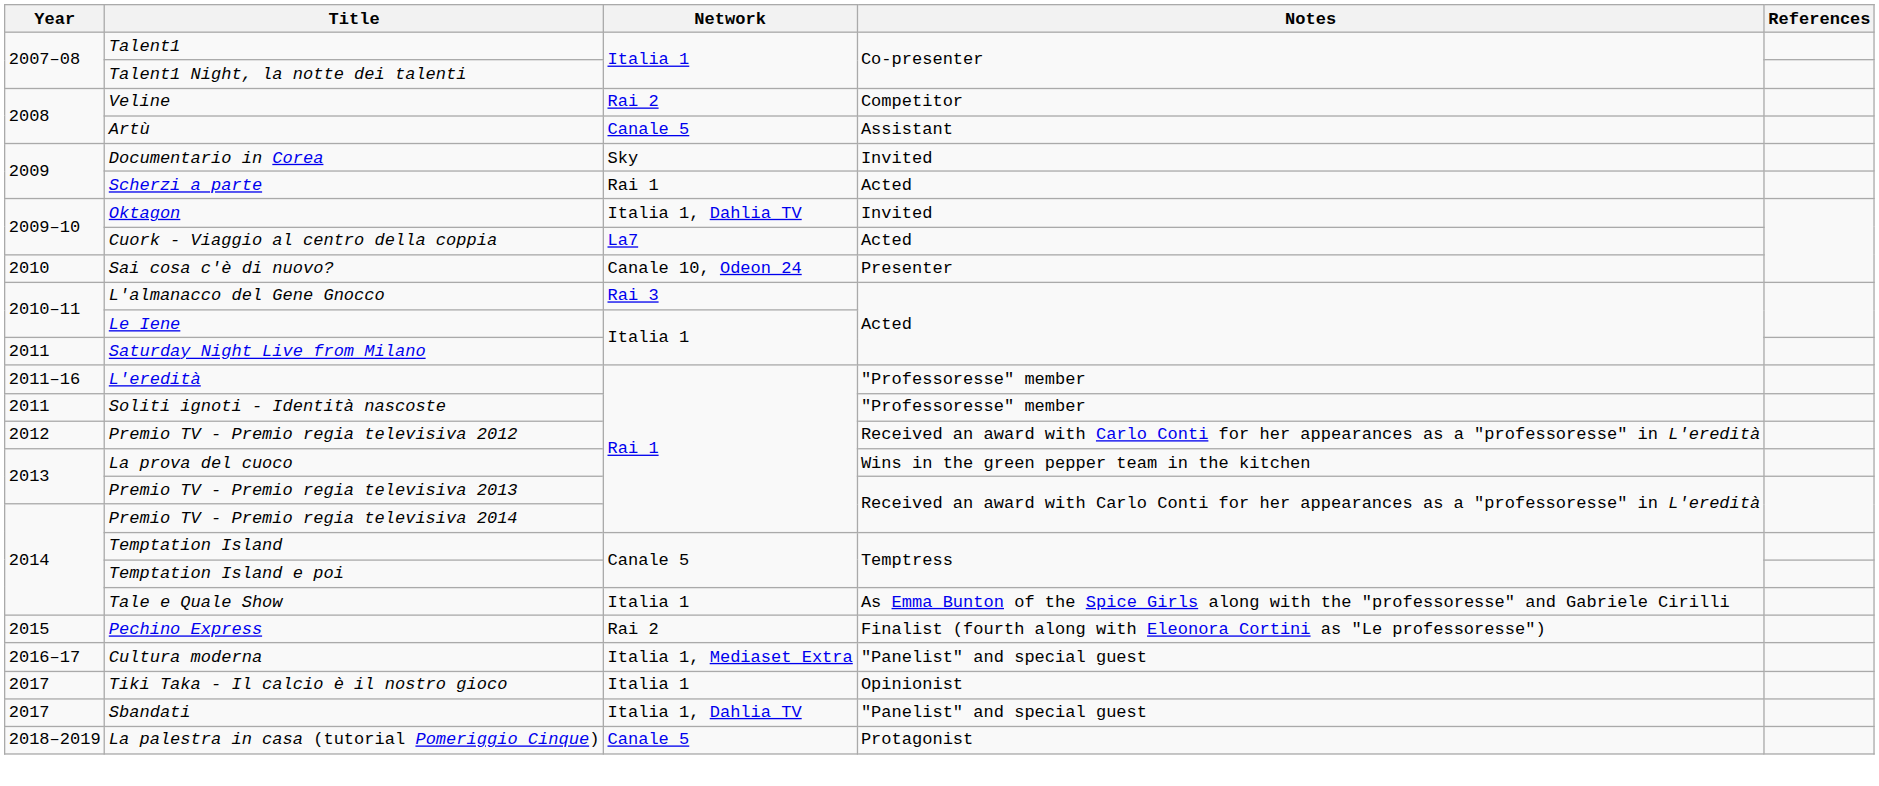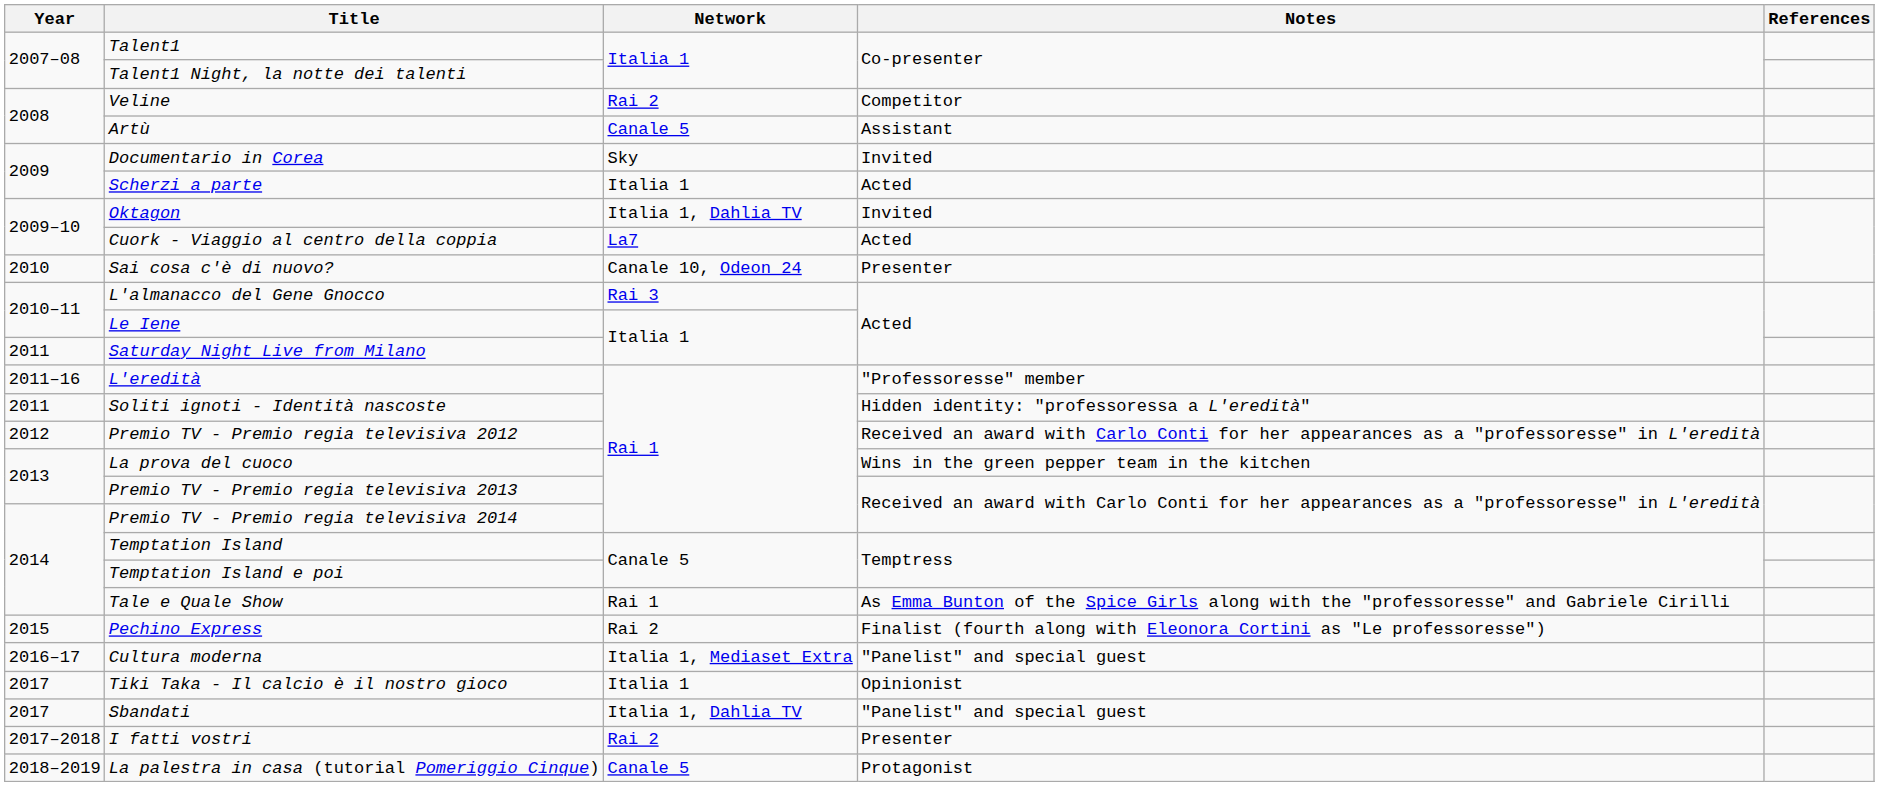(633, 185) Rai 1 -> (648, 185) Italia 1
(973, 407) "Professoresse" member -> (1086, 407) Hidden identity: "professoressa a L'eredità"
(648, 601) Italia 1 -> (633, 601) Rai 1
+ row: (180, 740)
